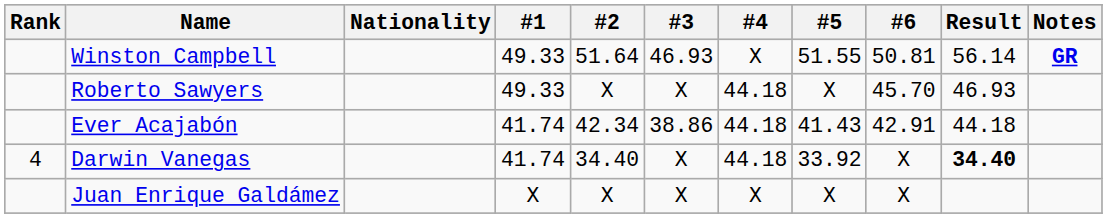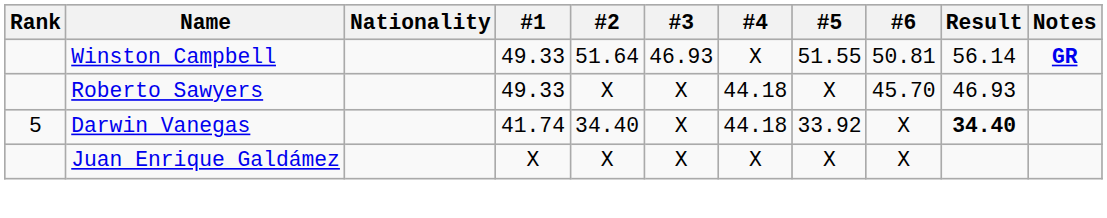- row: (154, 126)
(35, 161) 4 -> (35, 126) 5
